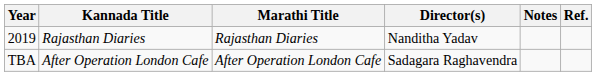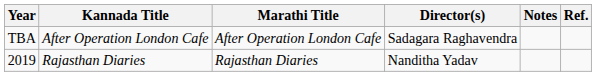rows swapped: (22, 37) <-> (22, 60)
